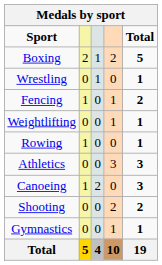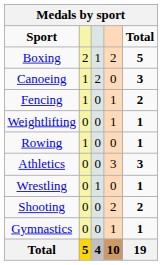rows swapped: (42, 185) <-> (42, 79)
